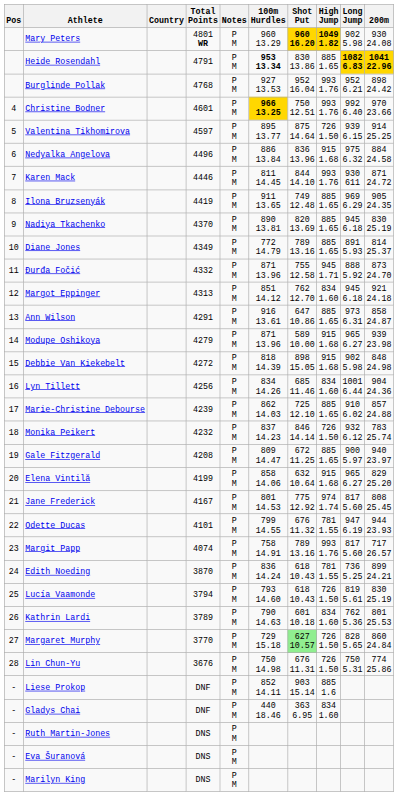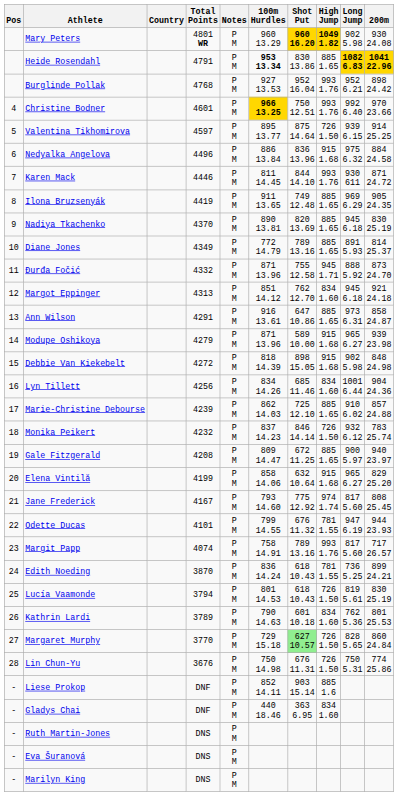(268, 502) 801 14.53 -> (268, 502) 793 14.60
(268, 595) 793 14.60 -> (268, 595) 801 14.53
